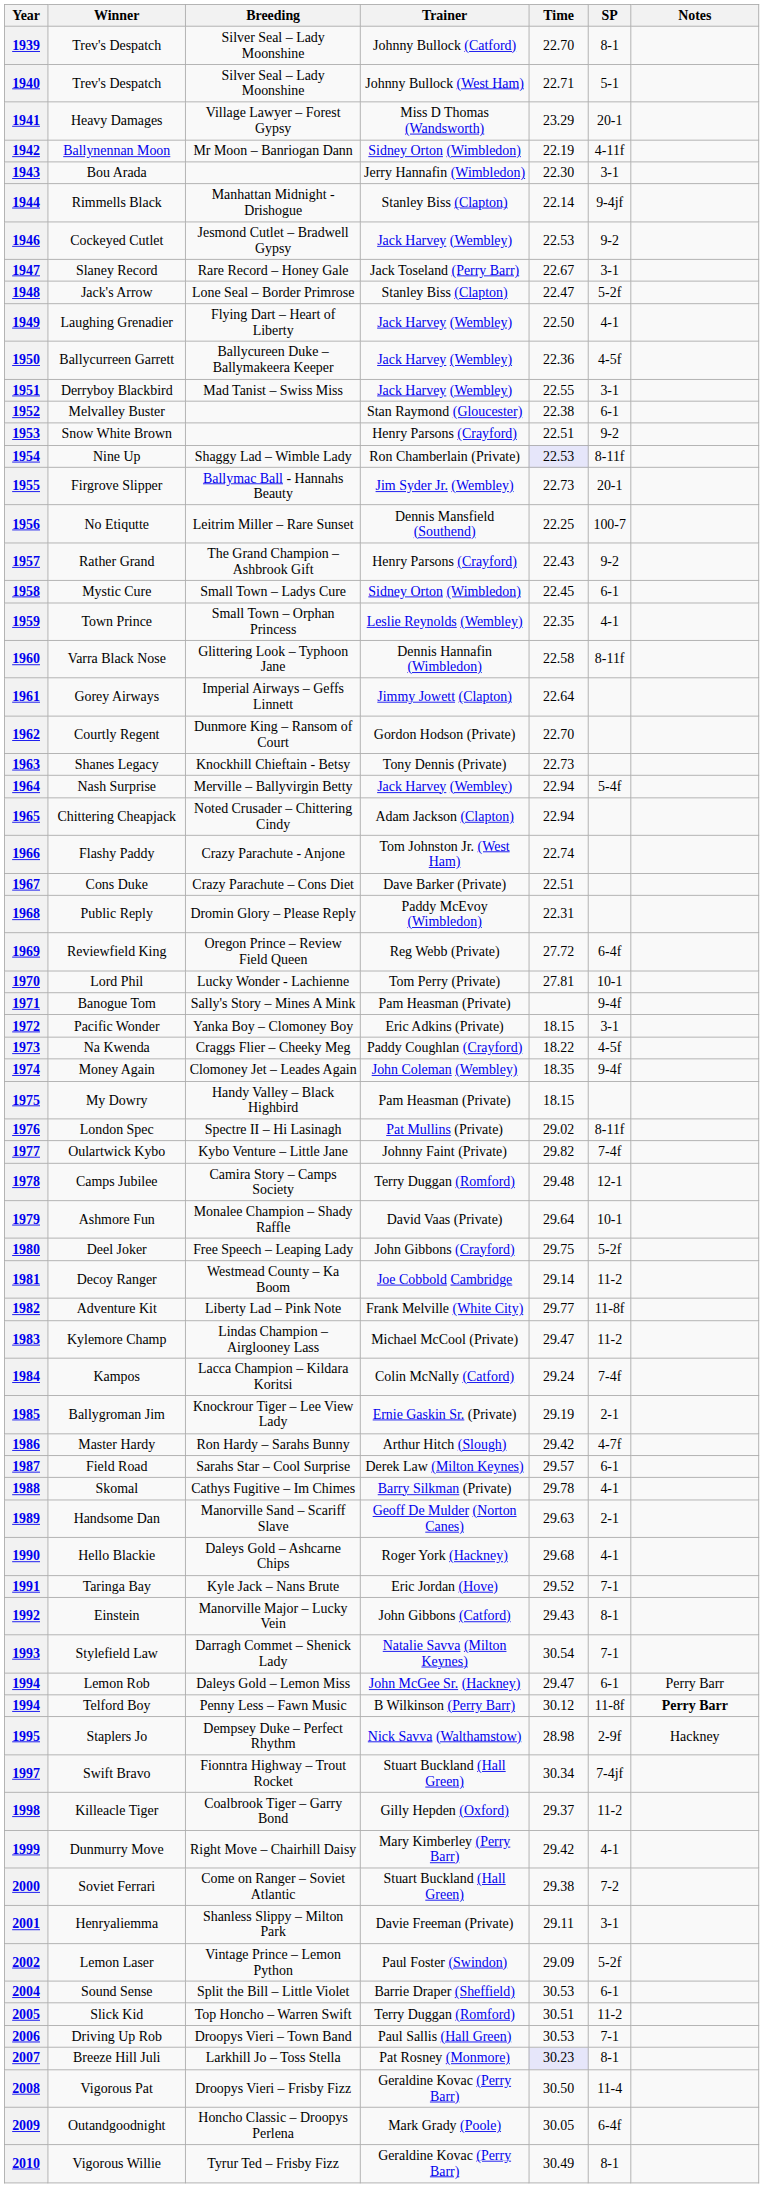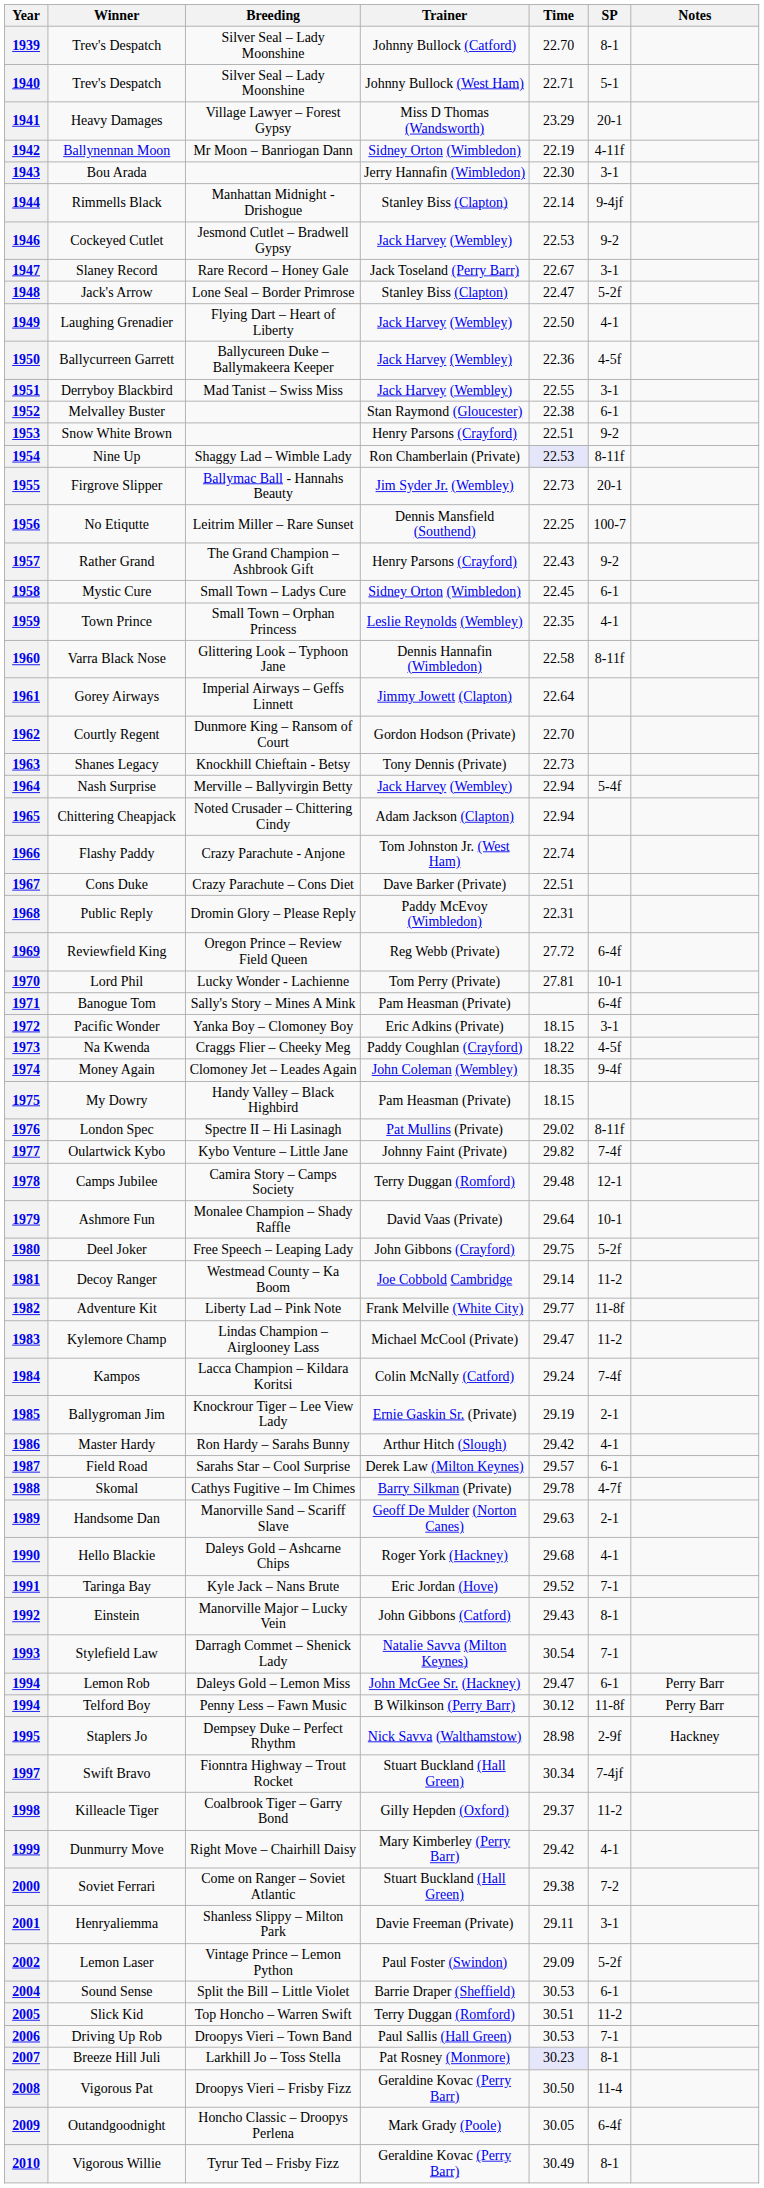(610, 1003) 9-4f -> (610, 1003) 6-4f
(610, 1444) 4-7f -> (610, 1444) 4-1
(610, 1488) 4-1 -> (610, 1488) 4-7f
(695, 1705) bold -> (695, 1705) normal
